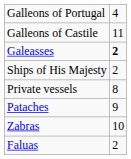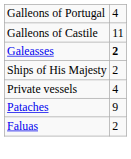(115, 88) 8 -> (115, 88) 4
- row: (23, 126)
